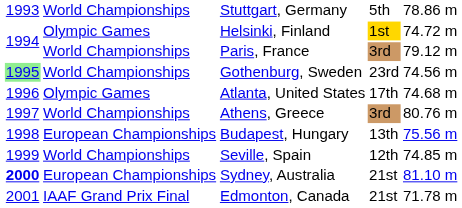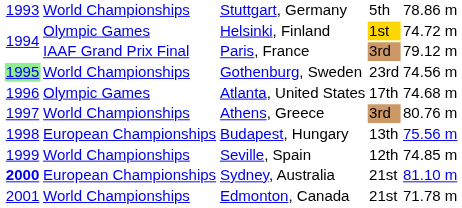(116, 51) World Championships -> (116, 51) IAAF Grand Prix Final
(116, 196) IAAF Grand Prix Final -> (116, 196) World Championships
